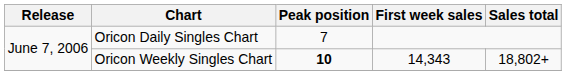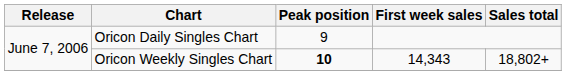(324, 37) 7 -> (324, 37) 9
